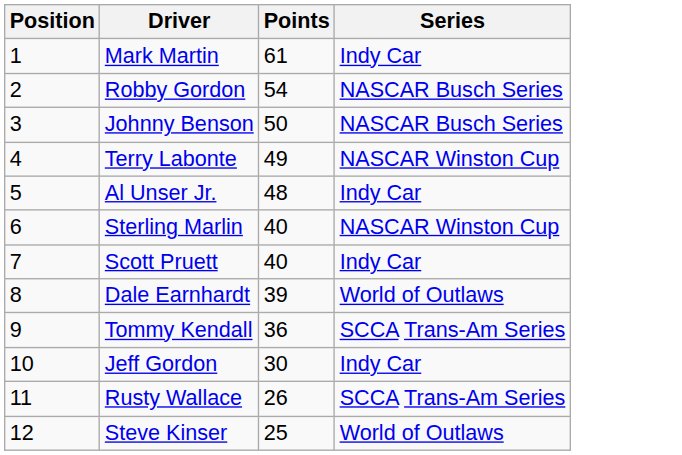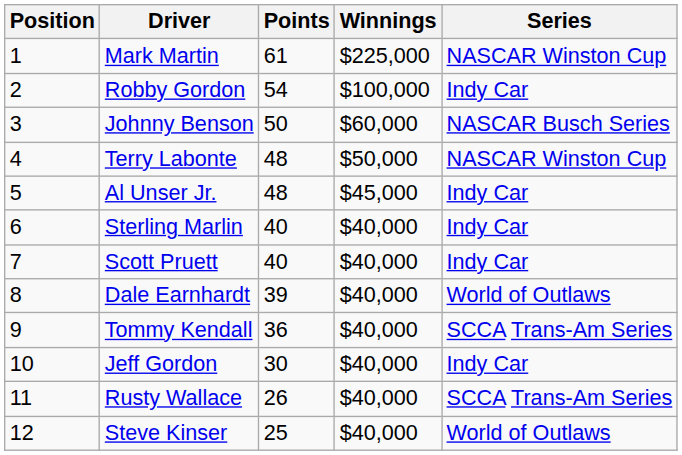+ column: (388, 21)
(380, 55) Indy Car -> (556, 55) NASCAR Winston Cup
(451, 90) NASCAR Busch Series -> (487, 90) Indy Car
(276, 158) 49 -> (276, 158) 48
(449, 227) NASCAR Winston Cup -> (487, 227) Indy Car
